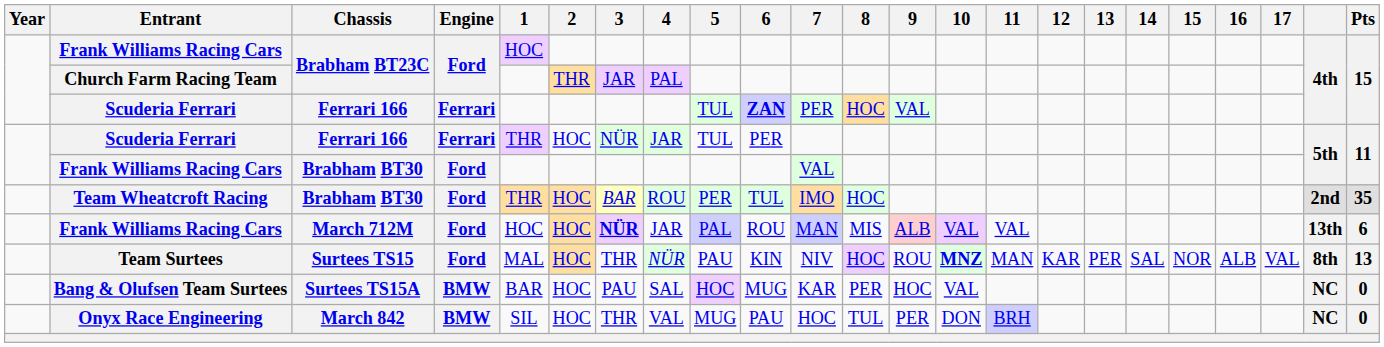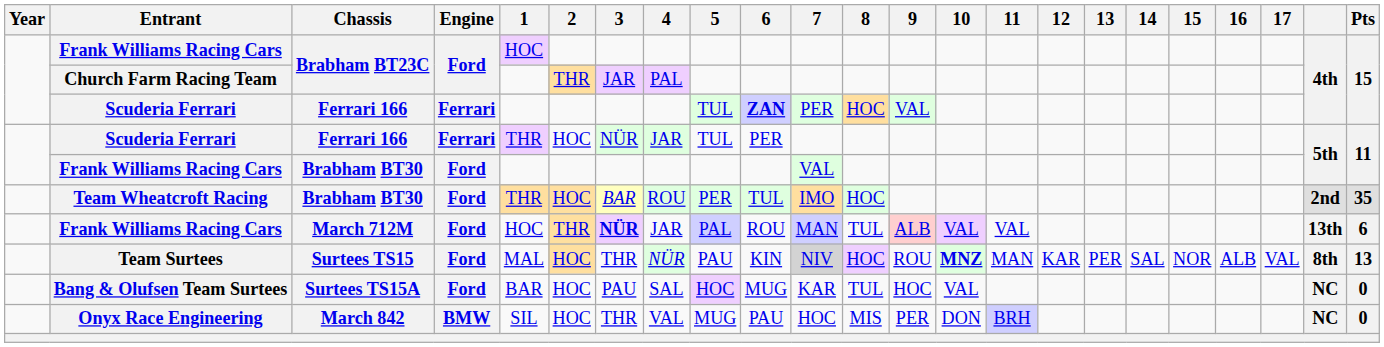(572, 229) HOC -> (572, 229) THR
(866, 229) MIS -> (866, 229) TUL
(817, 259) no background -> (817, 259) lightgrey background
(467, 289) BMW -> (467, 289) Ford
(866, 289) PER -> (866, 289) TUL
(866, 319) TUL -> (866, 319) MIS
